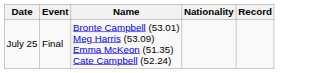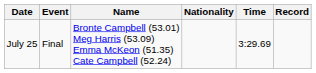+ column: (255, 12)
